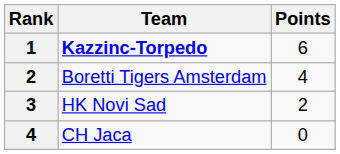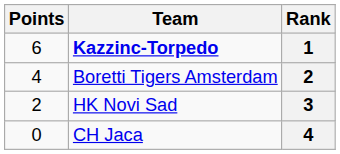columns swapped: (31, 18) <-> (303, 18)
